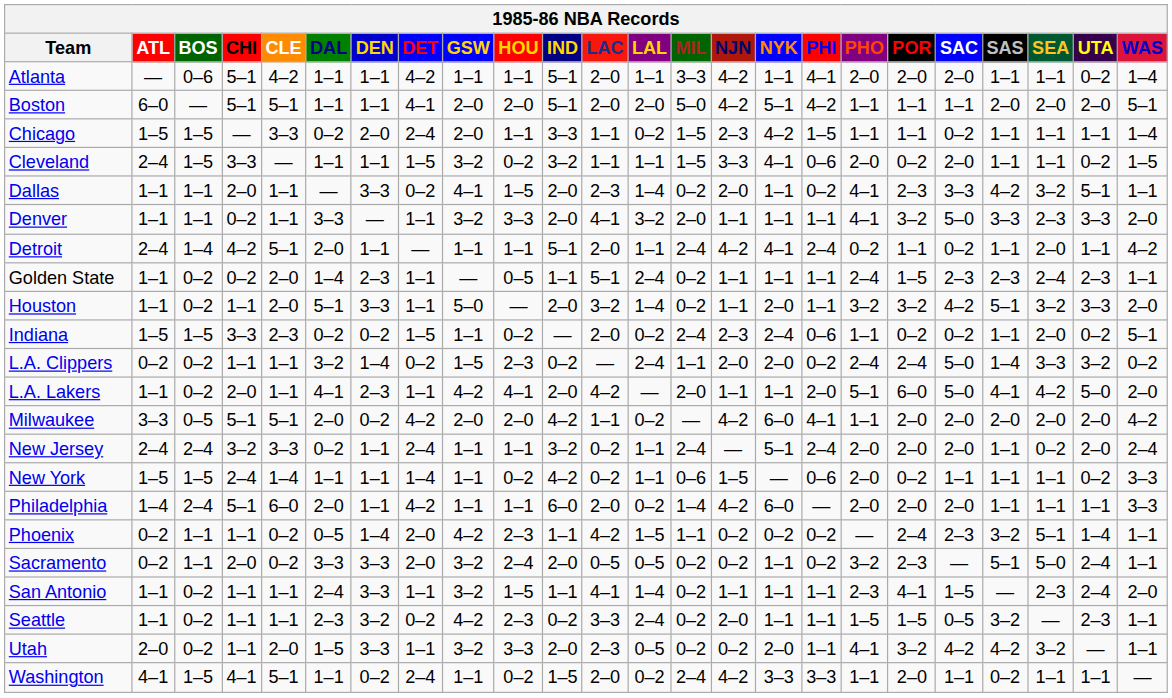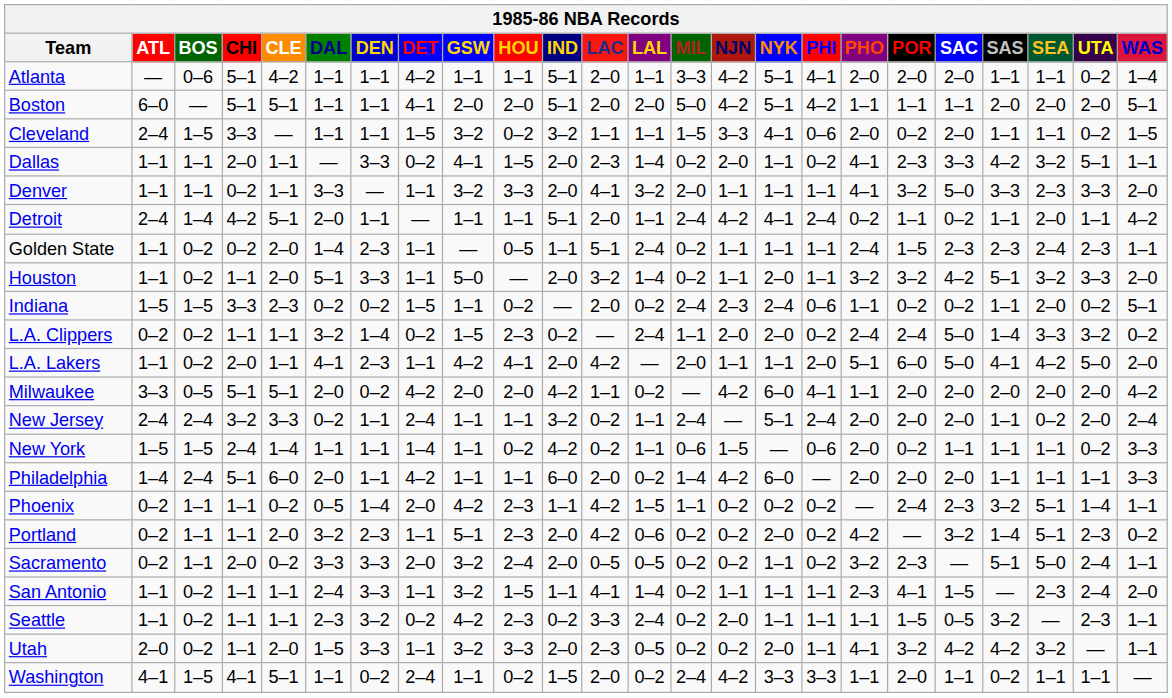(779, 76) 1–1 -> (779, 76) 5–1
- row: (42, 134)
+ row: (42, 535)
(864, 620) 1–5 -> (864, 620) 1–1
